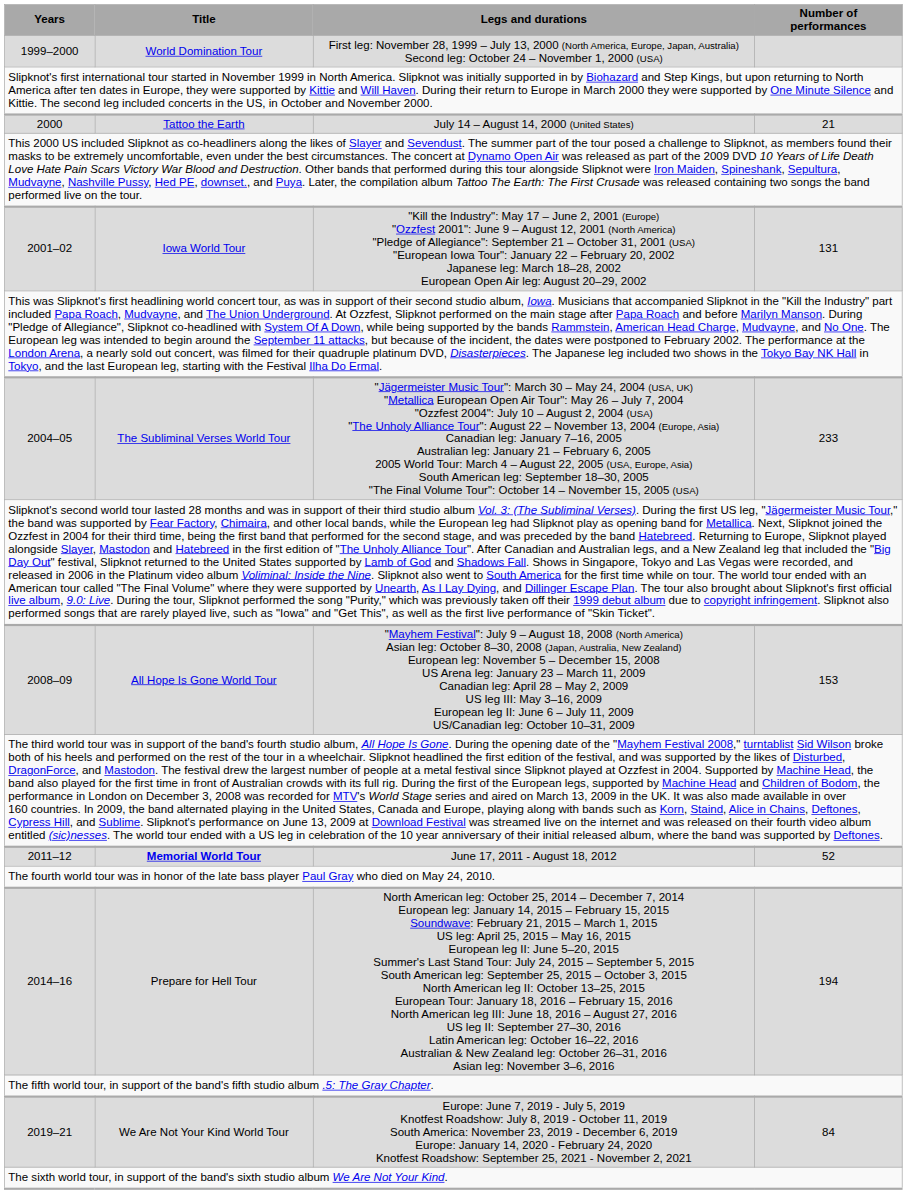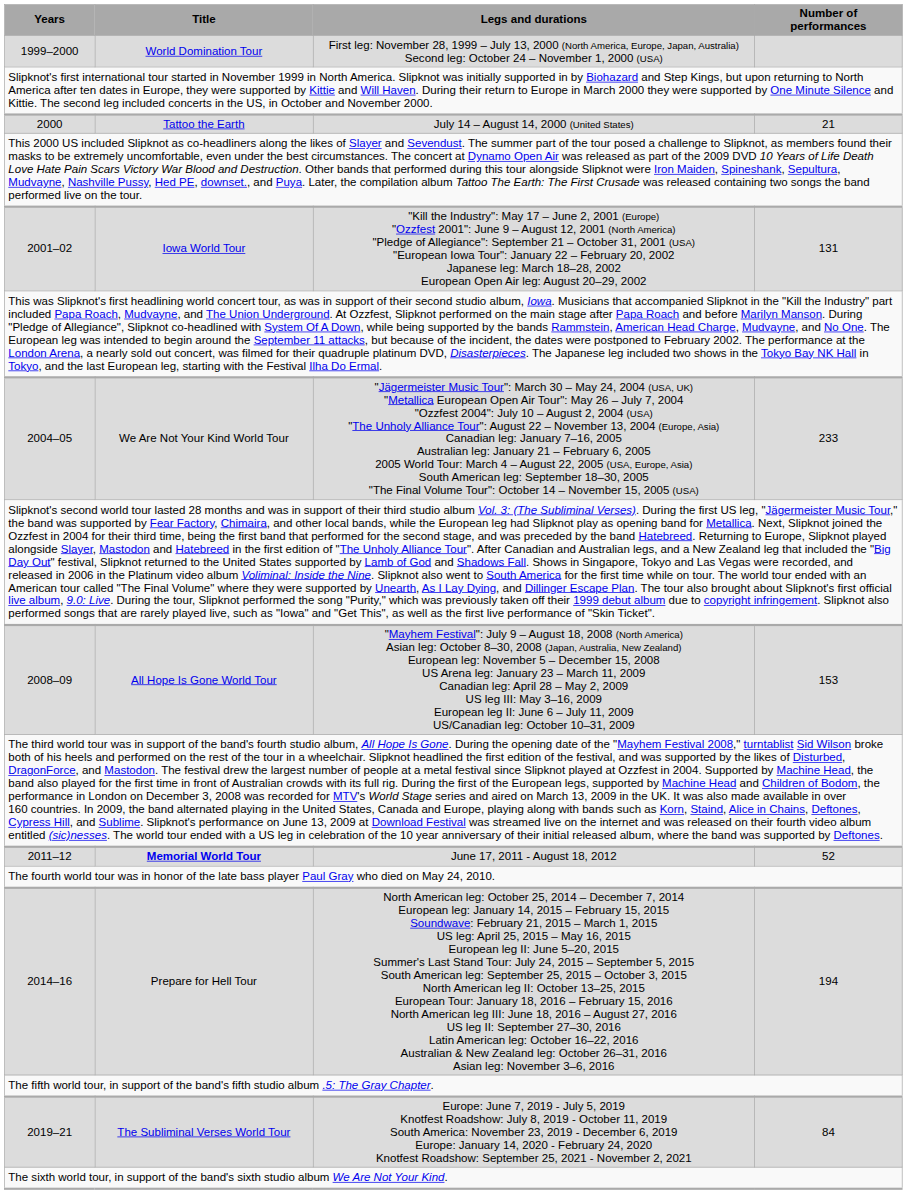(204, 438) The Subliminal Verses World Tour -> (204, 438) We Are Not Your Kind World Tour
(204, 1132) We Are Not Your Kind World Tour -> (204, 1132) The Subliminal Verses World Tour
